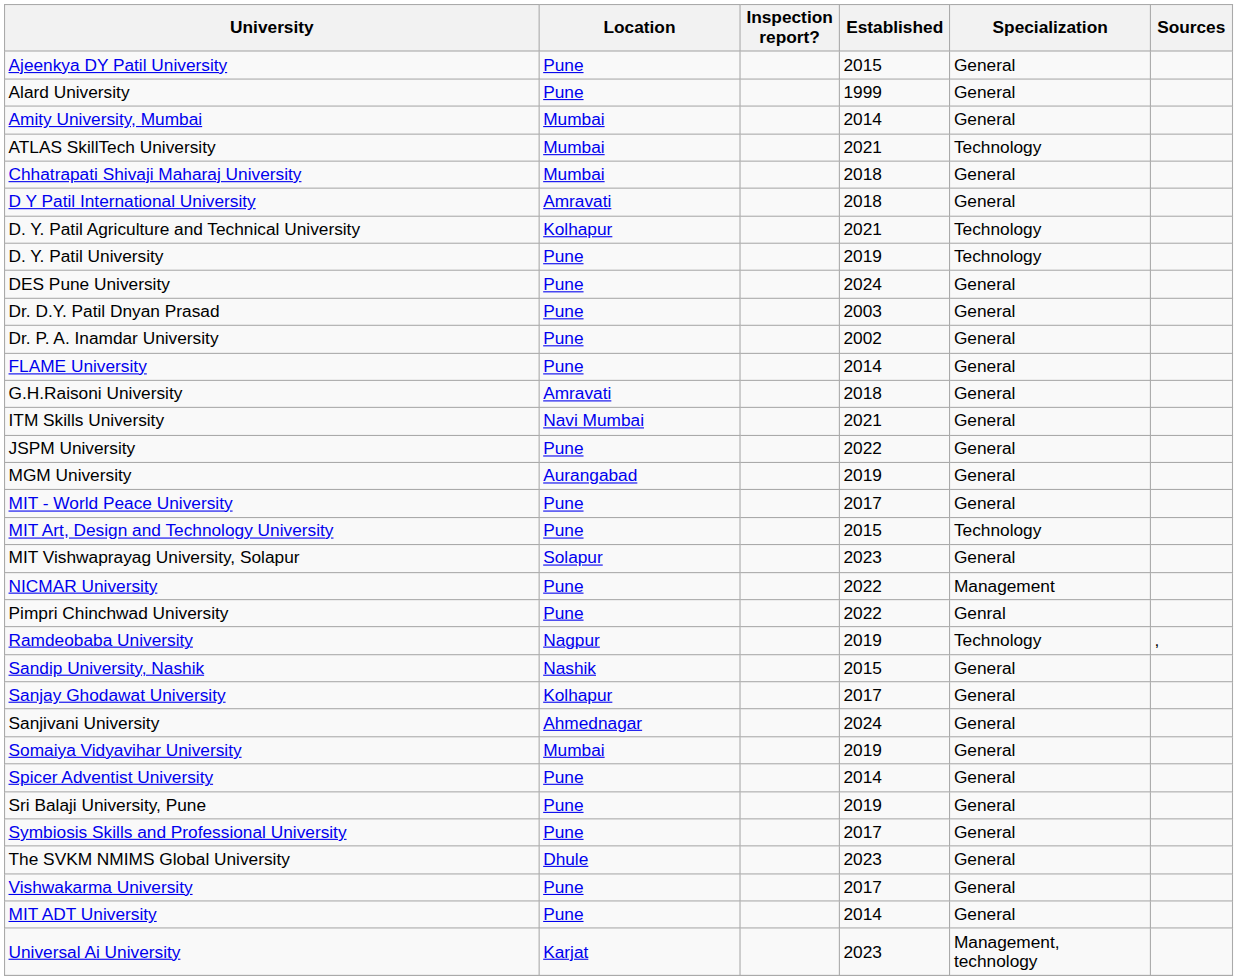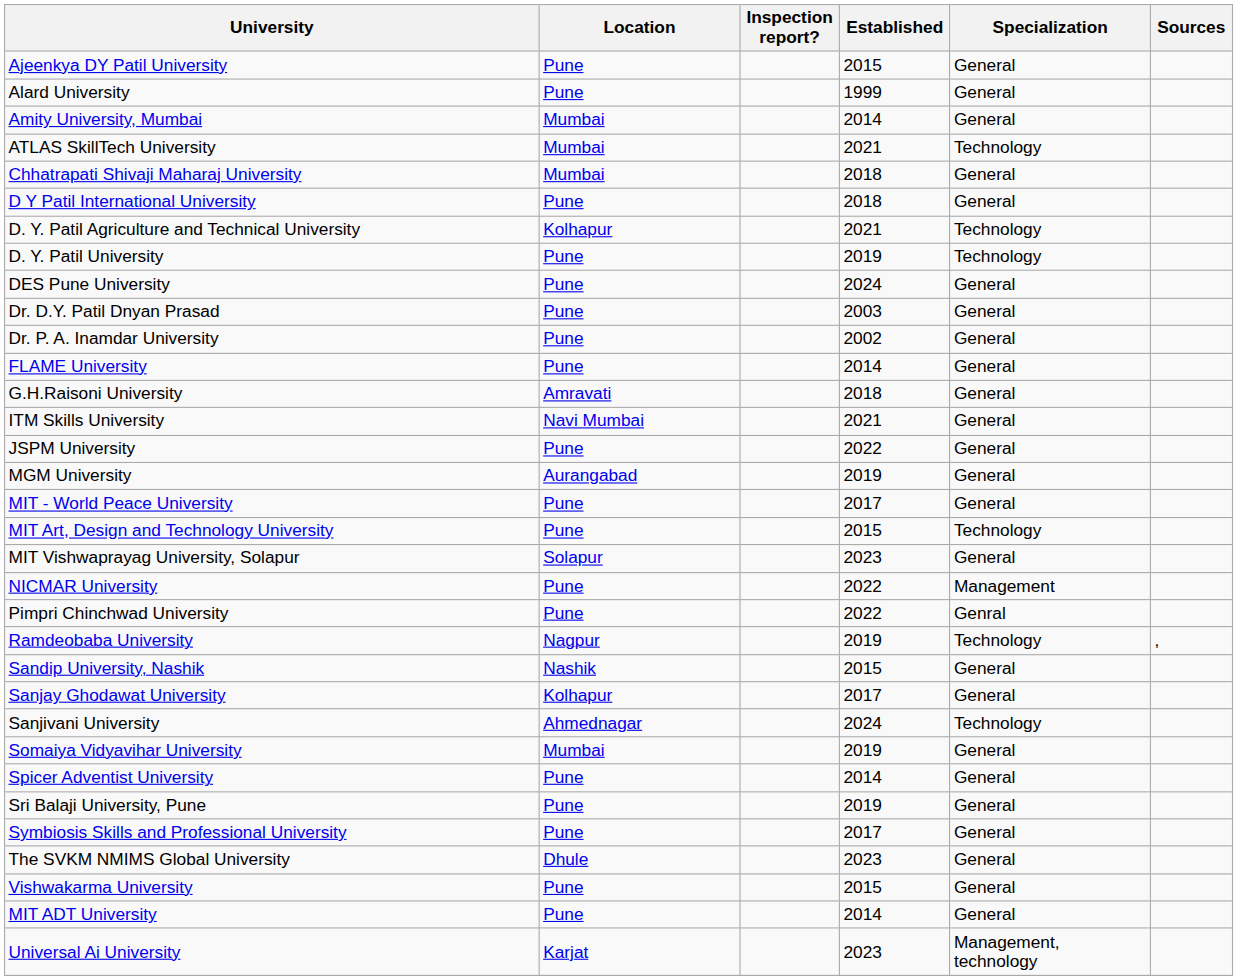(577, 202) Amravati -> (563, 202) Pune
(985, 722) General -> (998, 722) Technology
(863, 887) 2017 -> (863, 887) 2015
